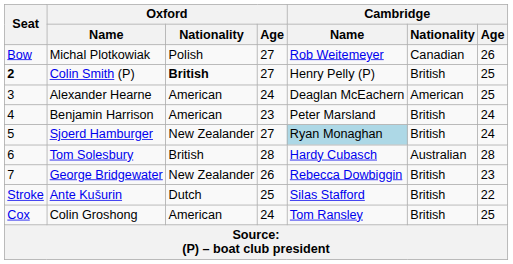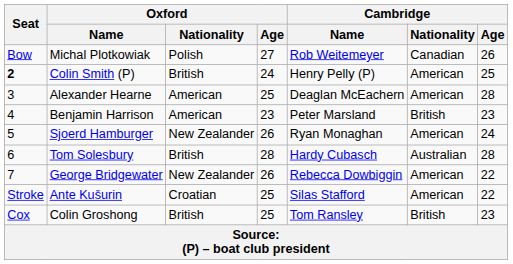(189, 74) bold -> (186, 74) normal
(267, 74) 27 -> (267, 74) 24
(428, 74) British -> (437, 74) American
(267, 94) 24 -> (267, 94) 25
(488, 94) 25 -> (488, 94) 28
(488, 114) 24 -> (488, 114) 23
(267, 134) 27 -> (267, 134) 26
(336, 134) lightblue background -> (336, 134) no background
(428, 134) British -> (437, 134) American
(428, 174) British -> (437, 174) American
(488, 174) 23 -> (488, 174) 22
(185, 194) Dutch -> (193, 194) Croatian
(428, 194) British -> (437, 194) American
(195, 214) American -> (186, 214) British
(267, 214) 24 -> (267, 214) 25
(488, 214) 25 -> (488, 214) 23
